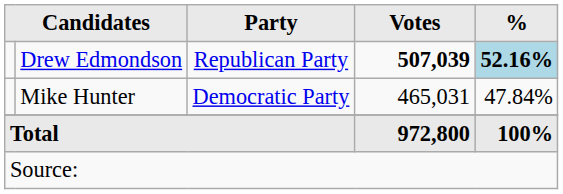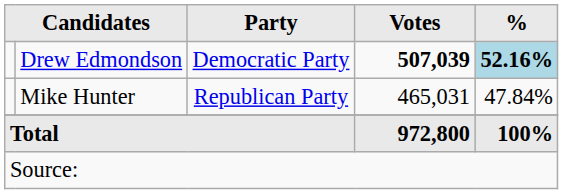(271, 59) Republican Party -> (271, 59) Democratic Party
(271, 96) Democratic Party -> (271, 96) Republican Party
